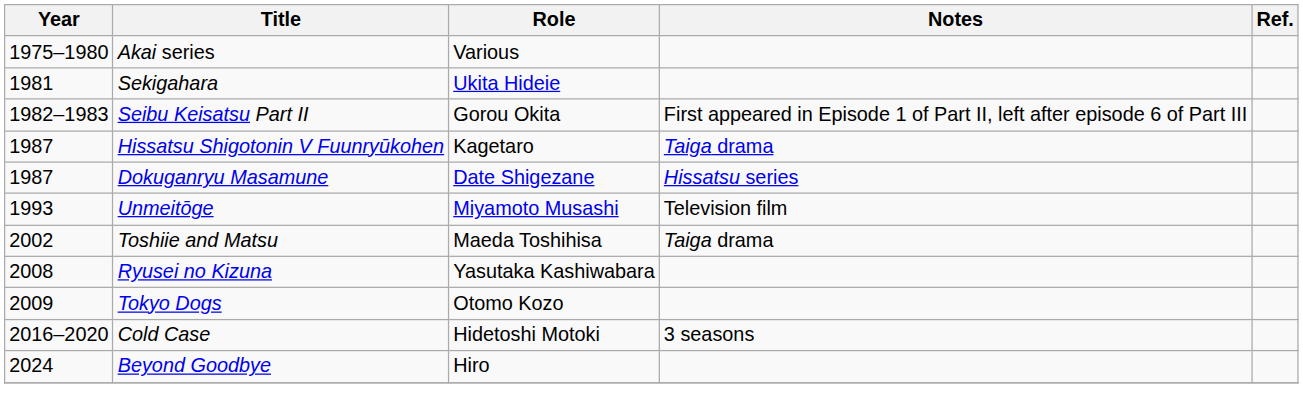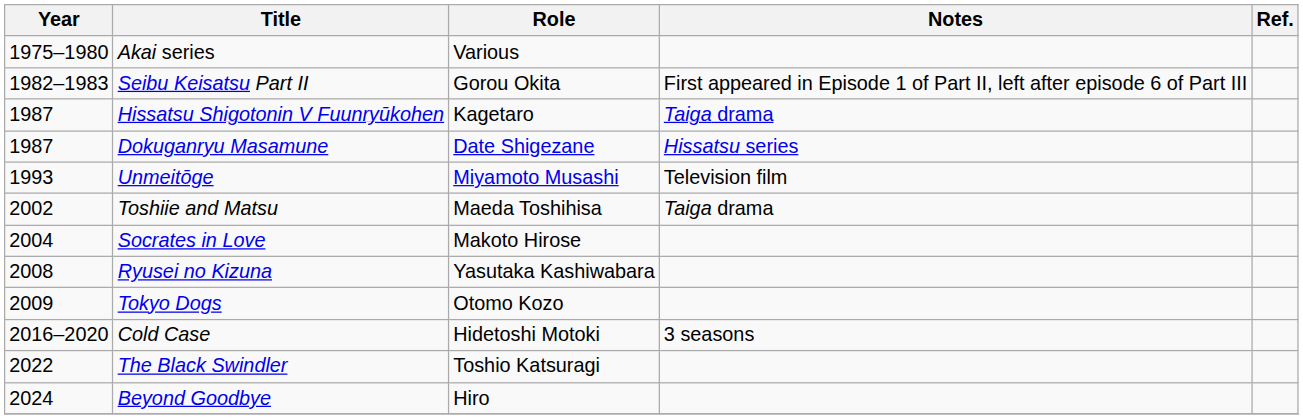- row: (168, 83)
+ row: (192, 240)
+ row: (203, 366)
